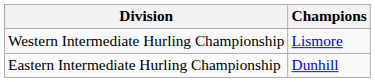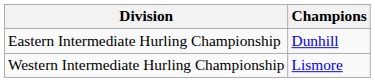rows swapped: (144, 65) <-> (146, 41)
